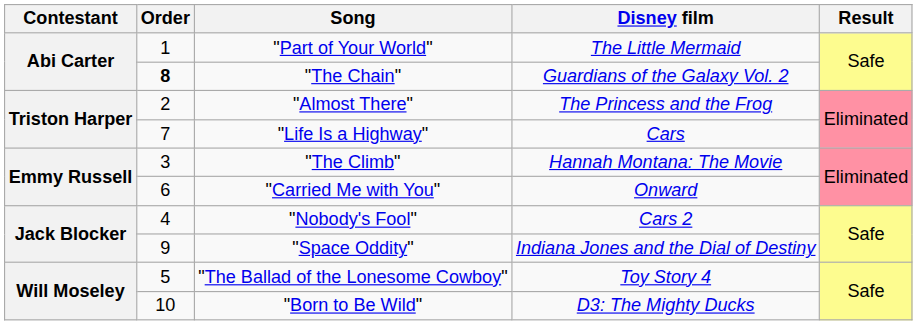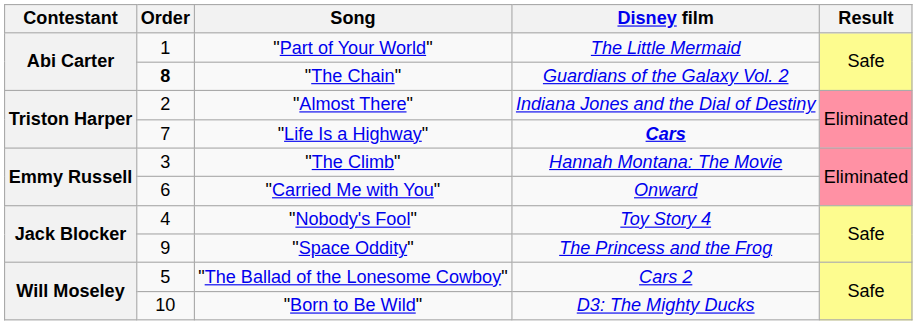(666, 104) The Princess and the Frog -> (666, 104) Indiana Jones and the Dial of Destiny
(666, 133) normal -> (666, 133) bold
(666, 219) Cars 2 -> (666, 219) Toy Story 4
(666, 248) Indiana Jones and the Dial of Destiny -> (666, 248) The Princess and the Frog
(666, 276) Toy Story 4 -> (666, 276) Cars 2
